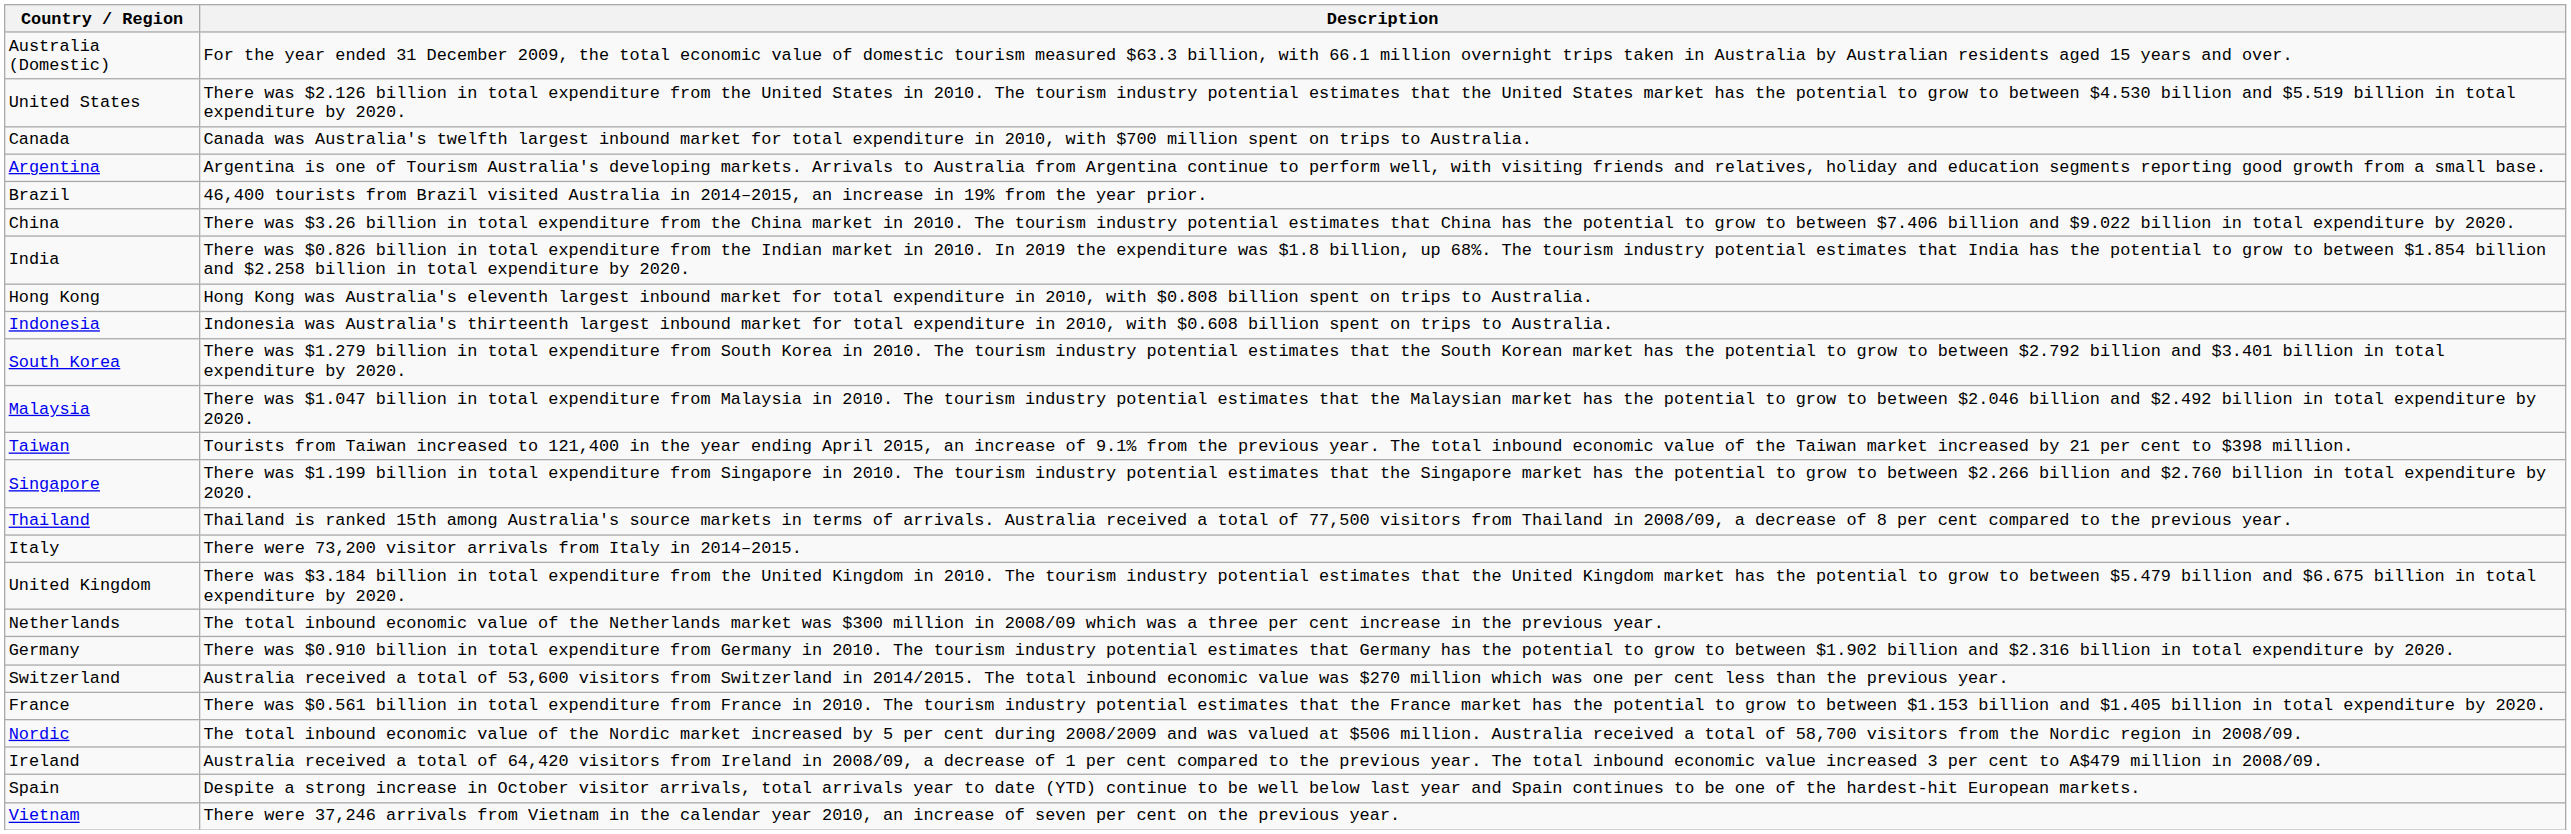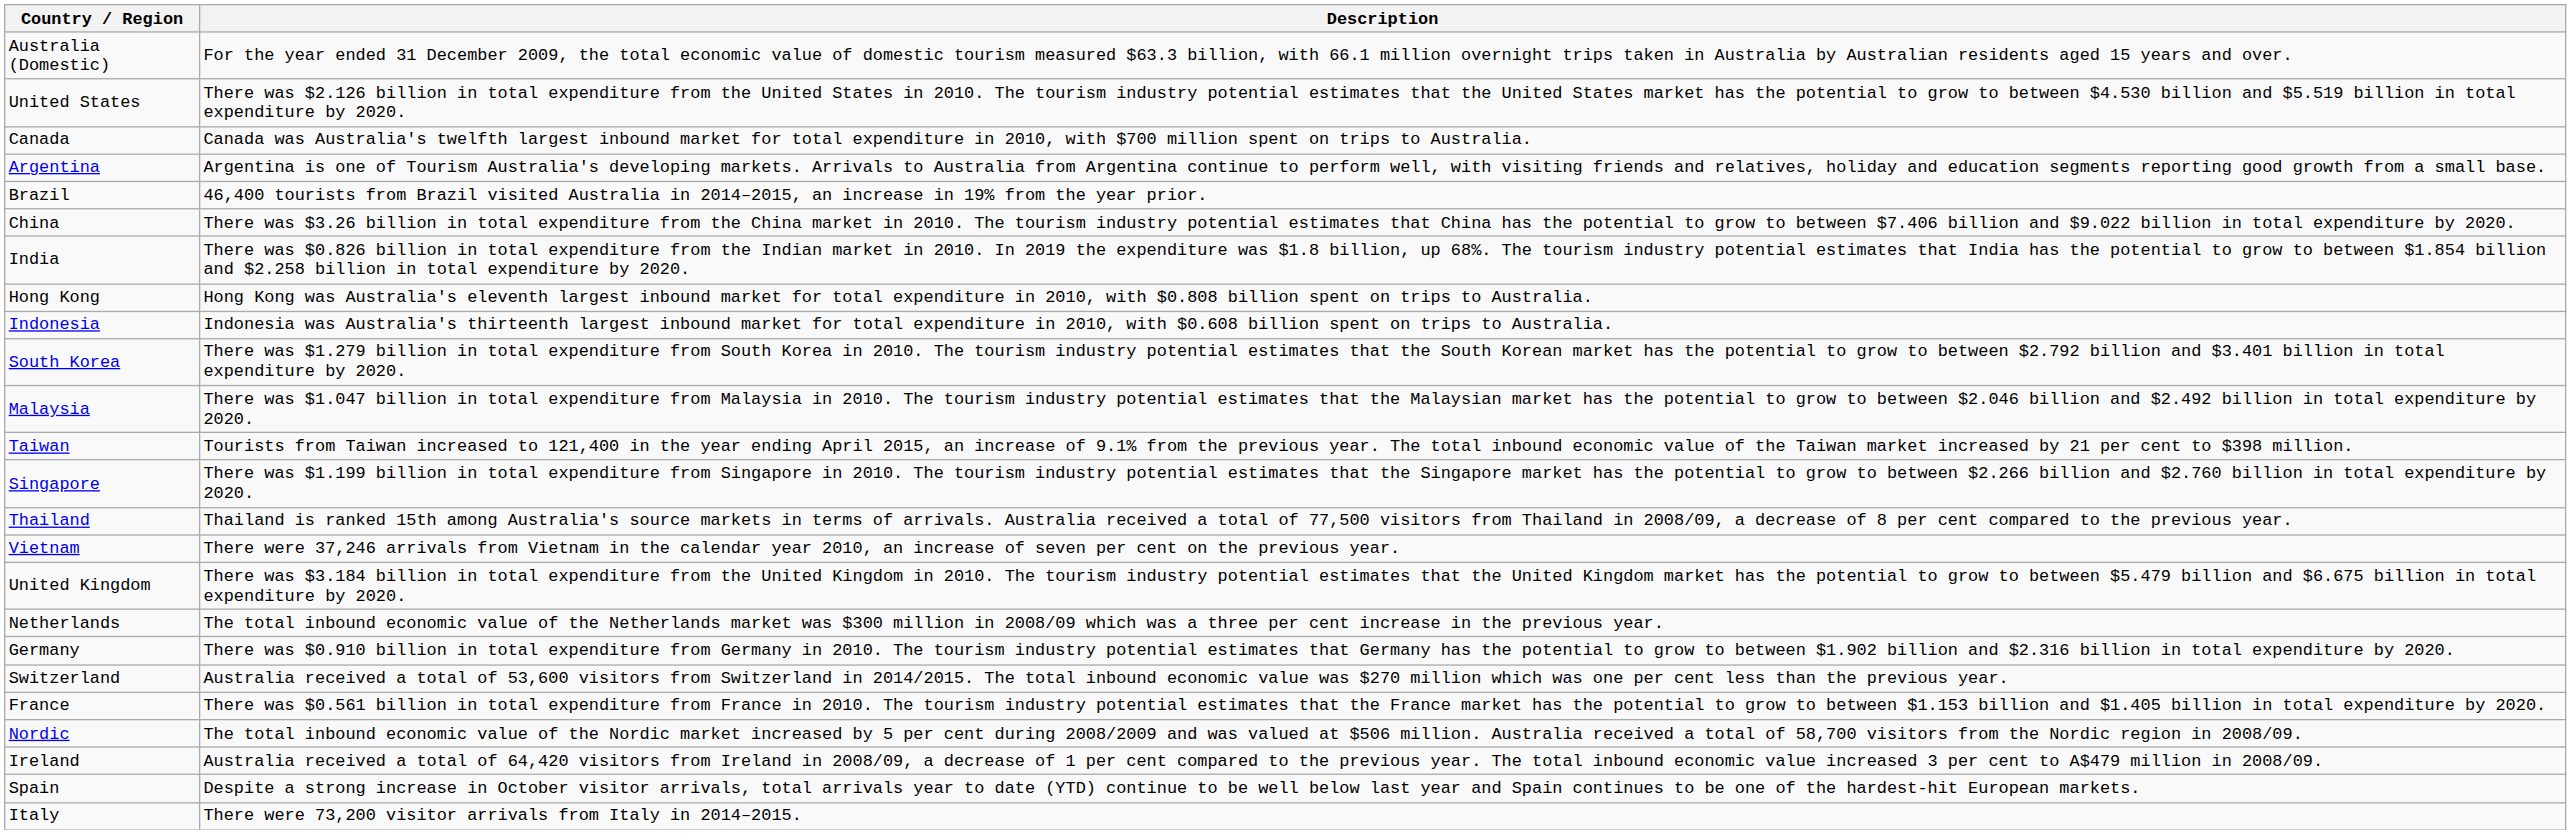rows swapped: (44, 816) <-> (34, 549)
